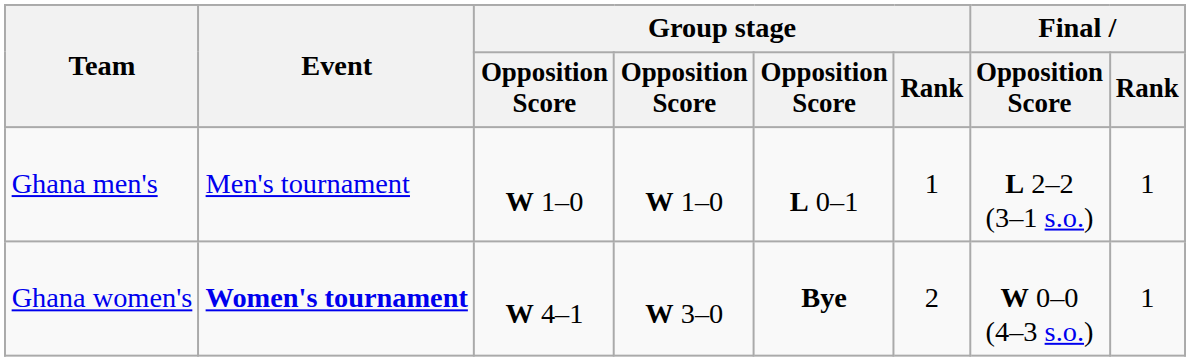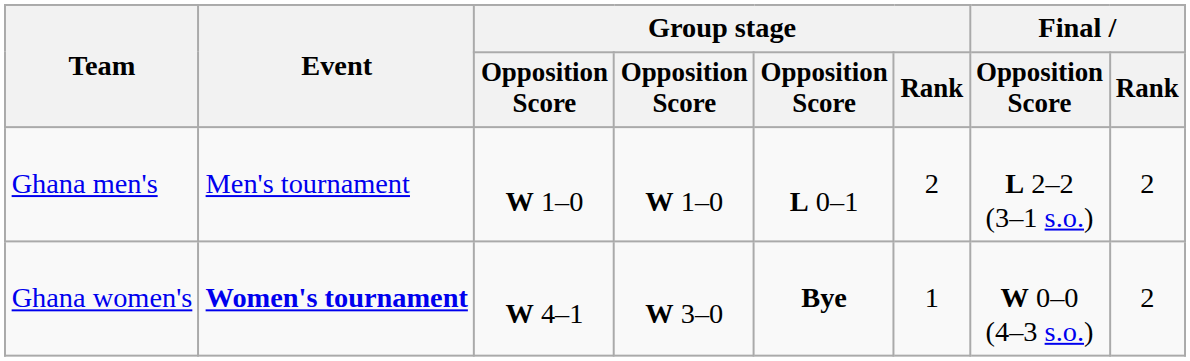(932, 184) 1 -> (932, 184) 2
(1147, 184) 1 -> (1147, 184) 2
(932, 298) 2 -> (932, 298) 1
(1147, 298) 1 -> (1147, 298) 2
